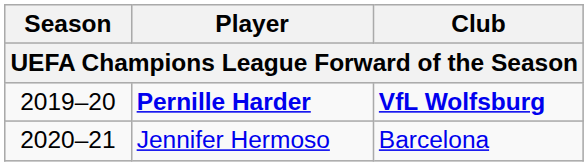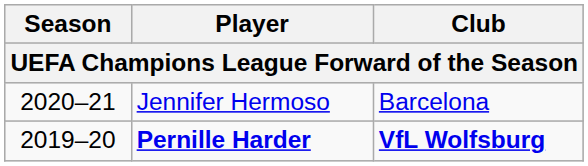rows swapped: (224, 101) <-> (233, 140)
